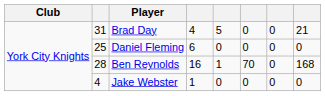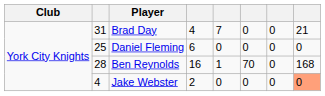(219, 30) 5 -> (219, 30) 7
(192, 82) 1 -> (192, 82) 2
(299, 82) no background -> (299, 82) lightsalmon background
